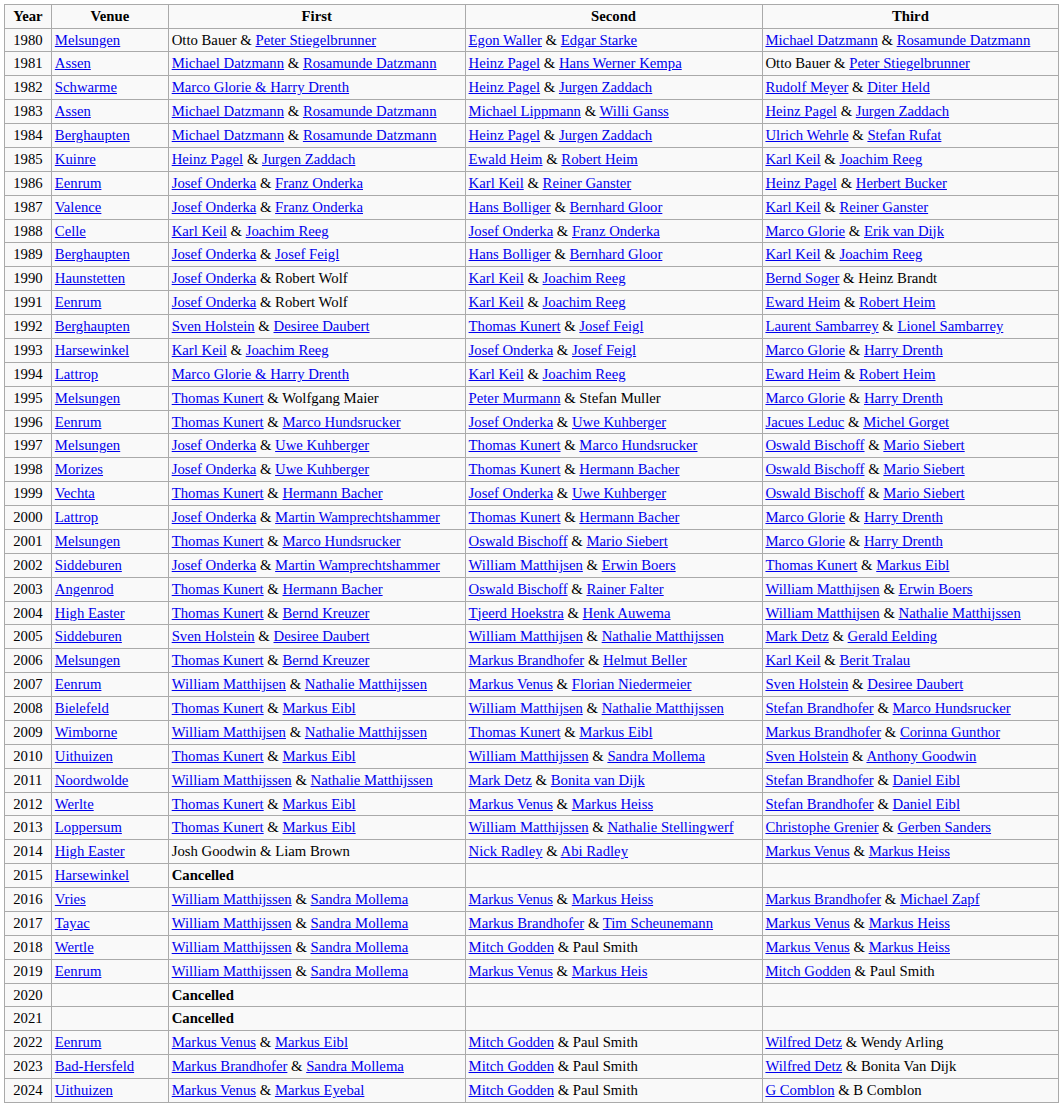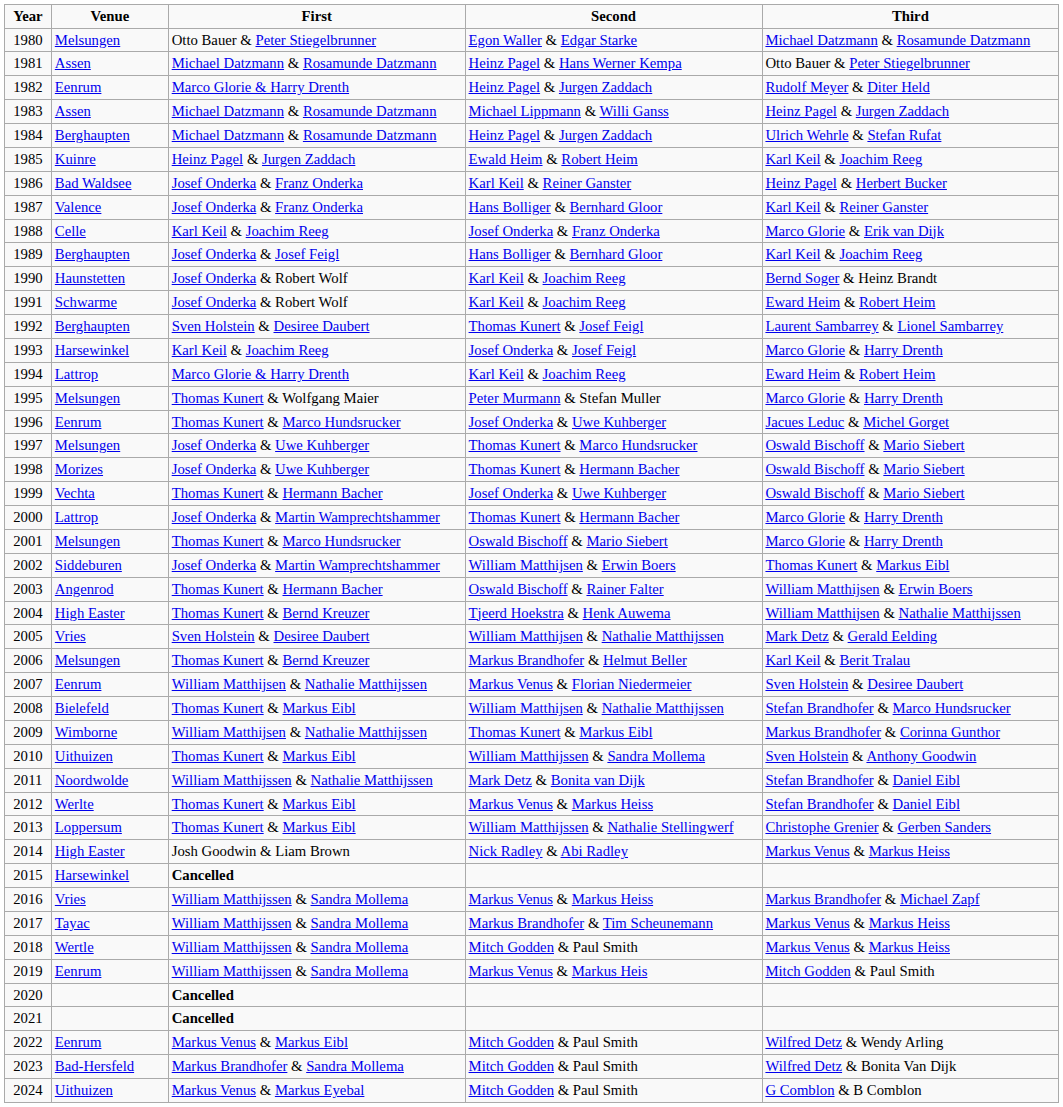(86, 87) Schwarme -> (78, 87) Eenrum
(78, 183) Eenrum -> (93, 183) Bad Waldsee
(78, 302) Eenrum -> (86, 302) Schwarme
(88, 636) Siddeburen -> (70, 636) Vries
